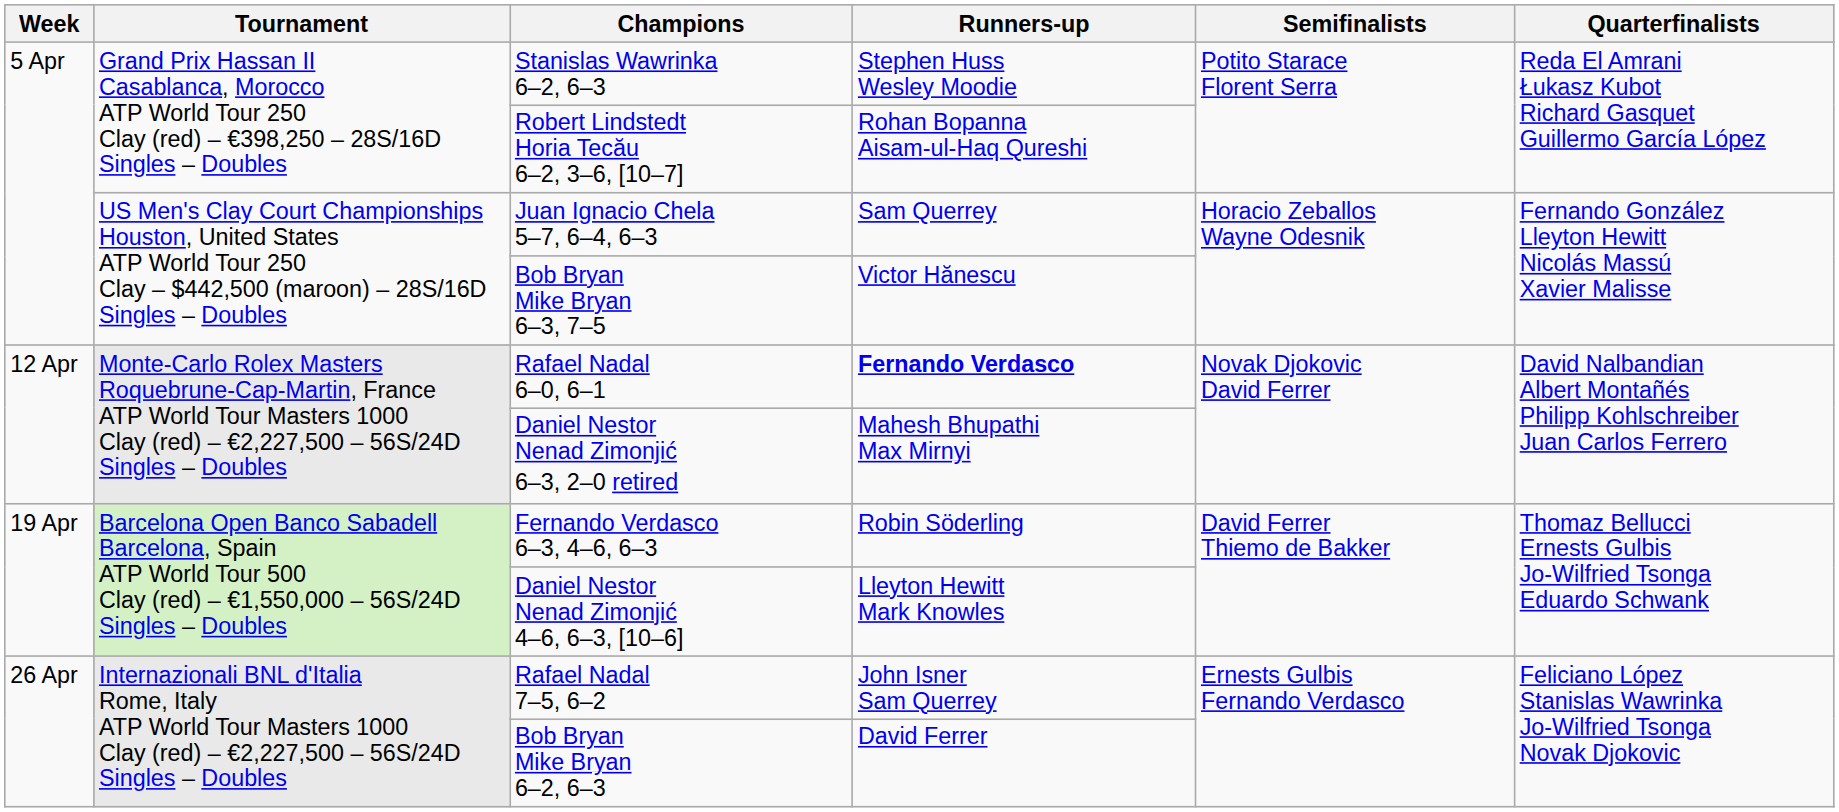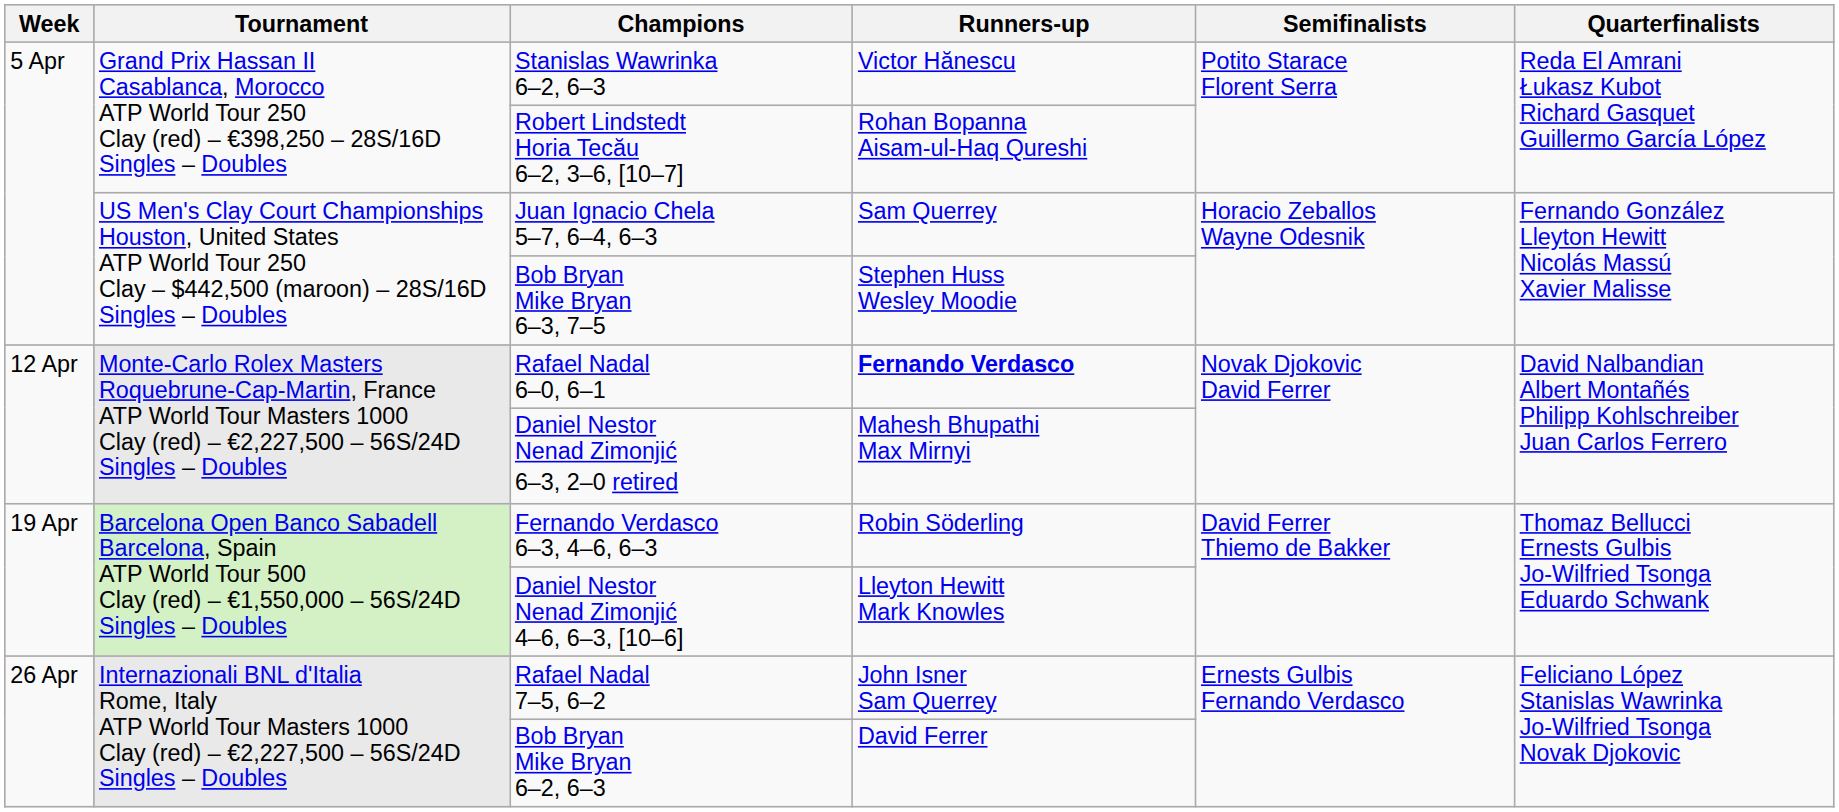(937, 73) Stephen Huss Wesley Moodie -> (937, 60) Victor Hănescu
(937, 275) Victor Hănescu -> (937, 288) Stephen Huss Wesley Moodie
